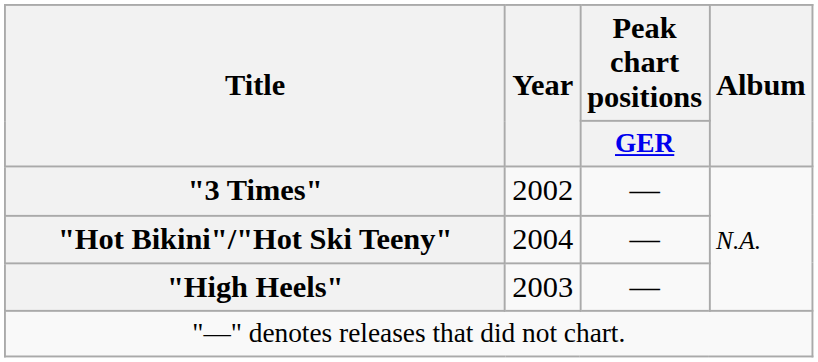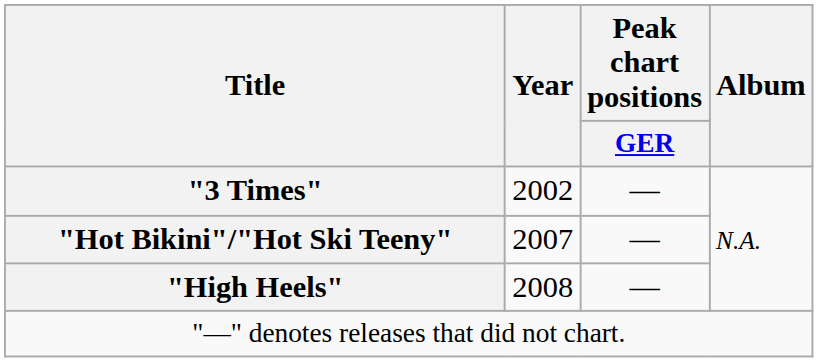(543, 238) 2004 -> (543, 238) 2007
(543, 286) 2003 -> (543, 286) 2008
